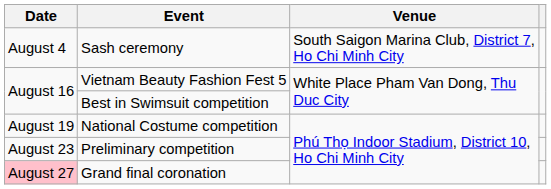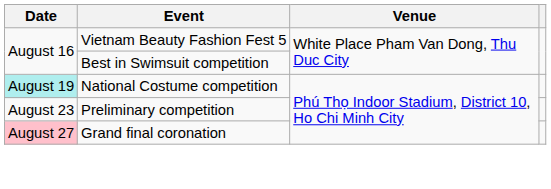- row: (132, 48)
(41, 126) no background -> (41, 86) paleturquoise background
